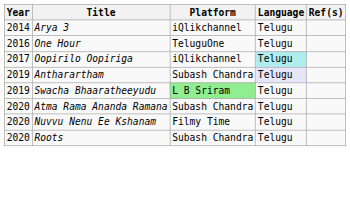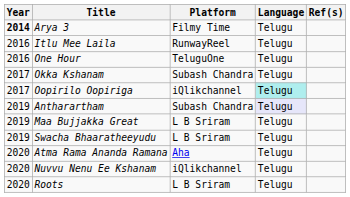(18, 28) normal -> (18, 28) bold
(207, 28) iQlikchannel -> (201, 28) Filmy Time
+ row: (75, 44)
+ row: (69, 75)
+ row: (87, 122)
(201, 91) lightgreen background -> (201, 138) no background
(213, 106) Subash Chandra -> (181, 153) Aha
(201, 122) Filmy Time -> (207, 169) iQlikchannel
(213, 138) Subash Chandra -> (201, 185) L B Sriram
